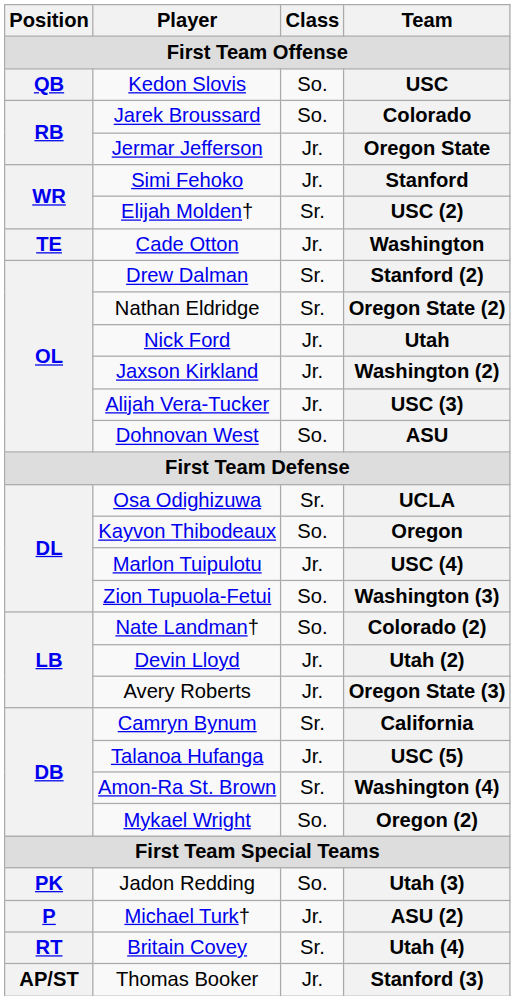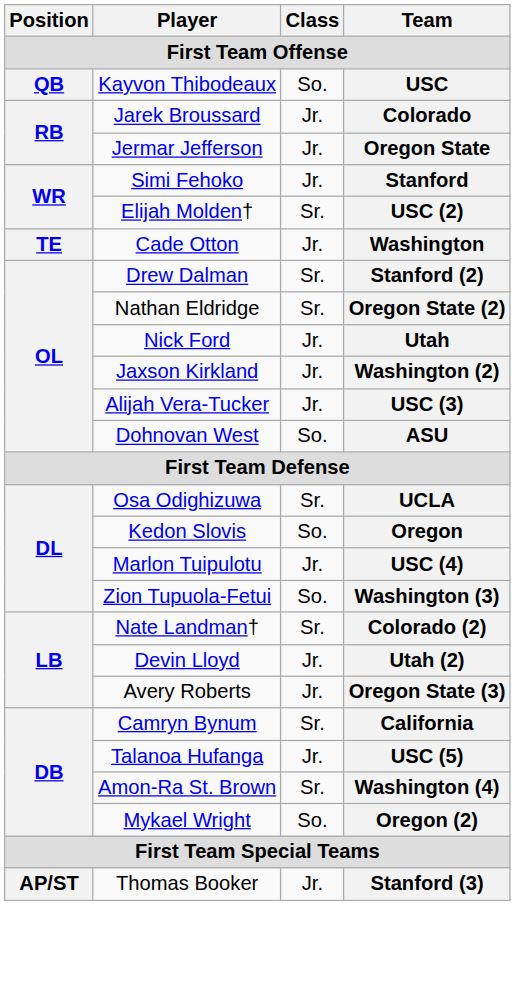(187, 84) Kedon Slovis -> (187, 84) Kayvon Thibodeaux
(312, 116) So. -> (312, 116) Jr.
(187, 532) Kayvon Thibodeaux -> (187, 532) Kedon Slovis
(312, 627) So. -> (312, 627) Sr.
- row: (427, 883)
- row: (427, 915)
- row: (427, 947)
